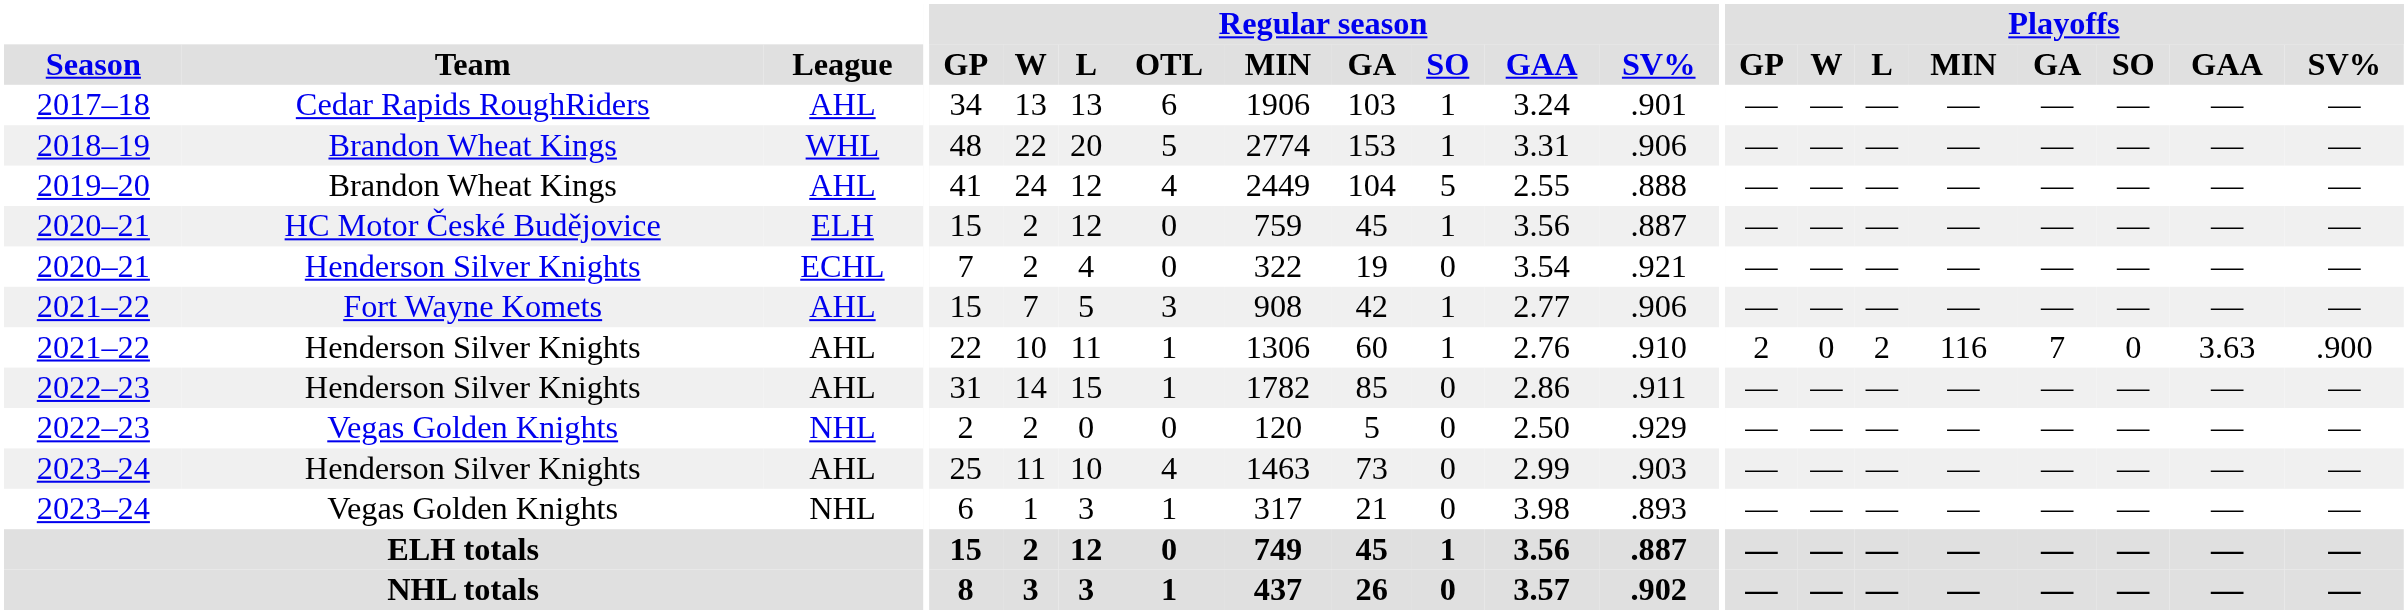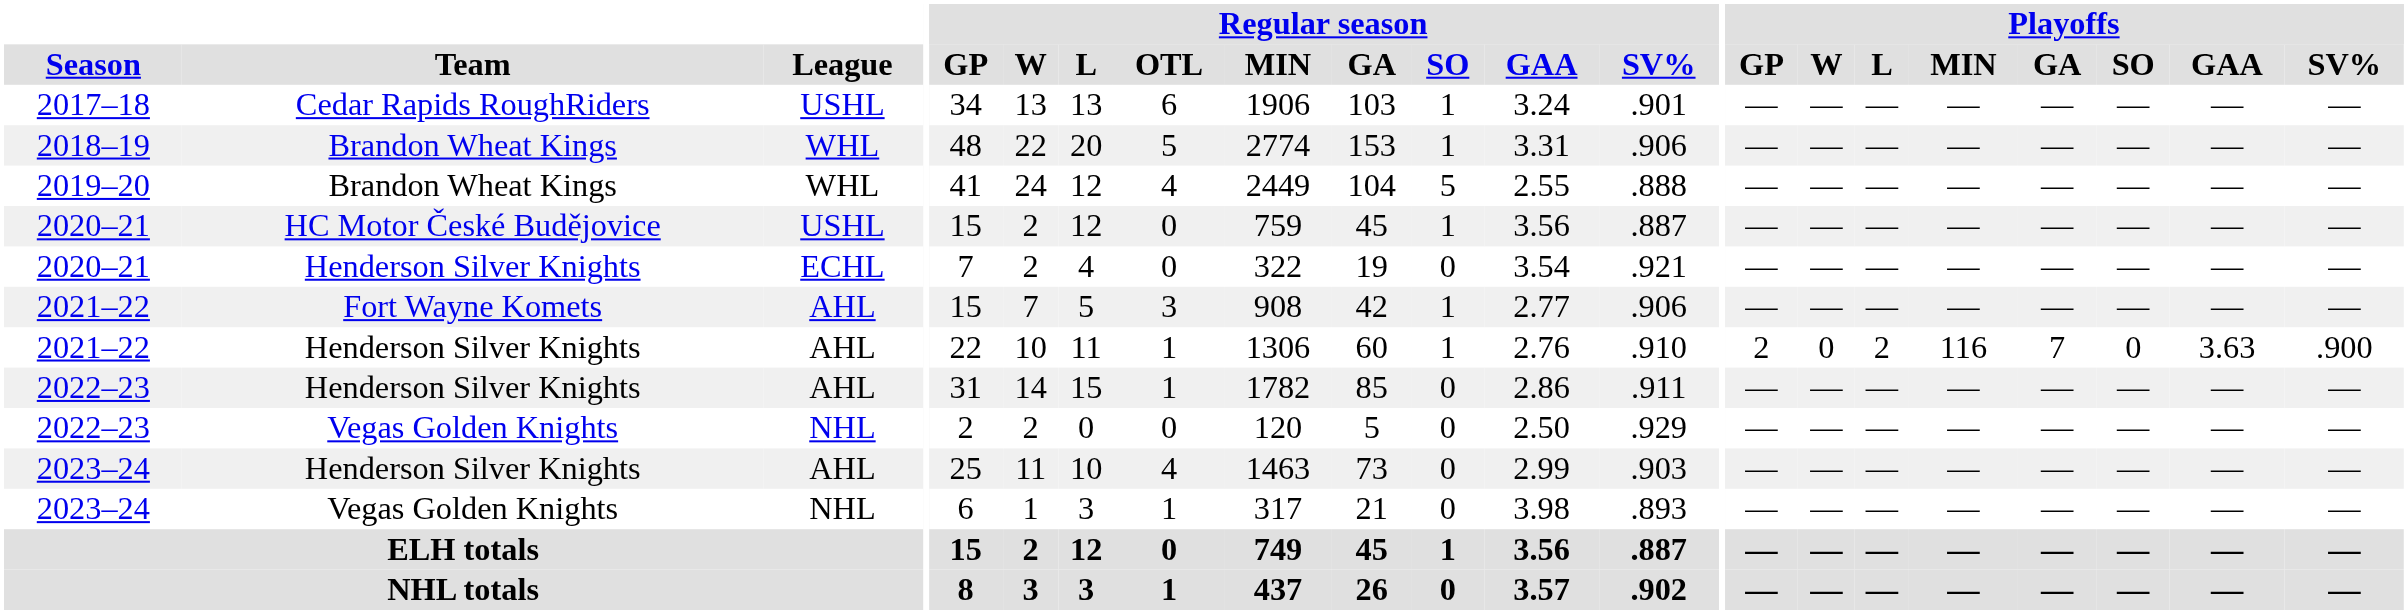(842, 104) AHL -> (842, 104) USHL
(842, 185) AHL -> (842, 185) WHL
(842, 225) ELH -> (842, 225) USHL
